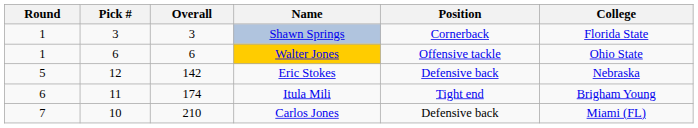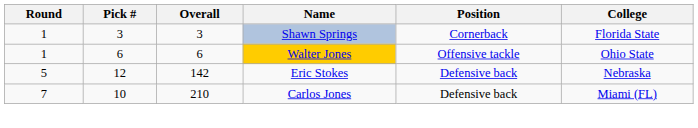- row: (307, 93)
